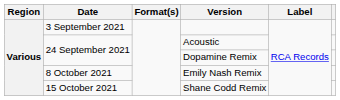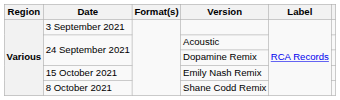(79, 73) 8 October 2021 -> (81, 73) 15 October 2021
(81, 88) 15 October 2021 -> (79, 88) 8 October 2021
